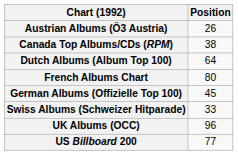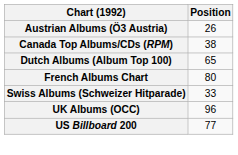(210, 61) 64 -> (210, 61) 65
- row: (96, 93)
